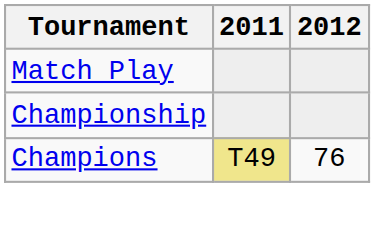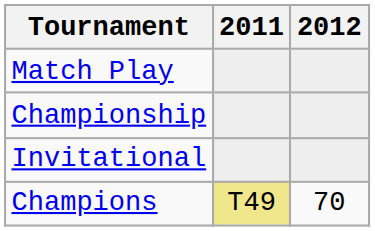+ row: (109, 159)
(329, 159) 76 -> (329, 203) 70
